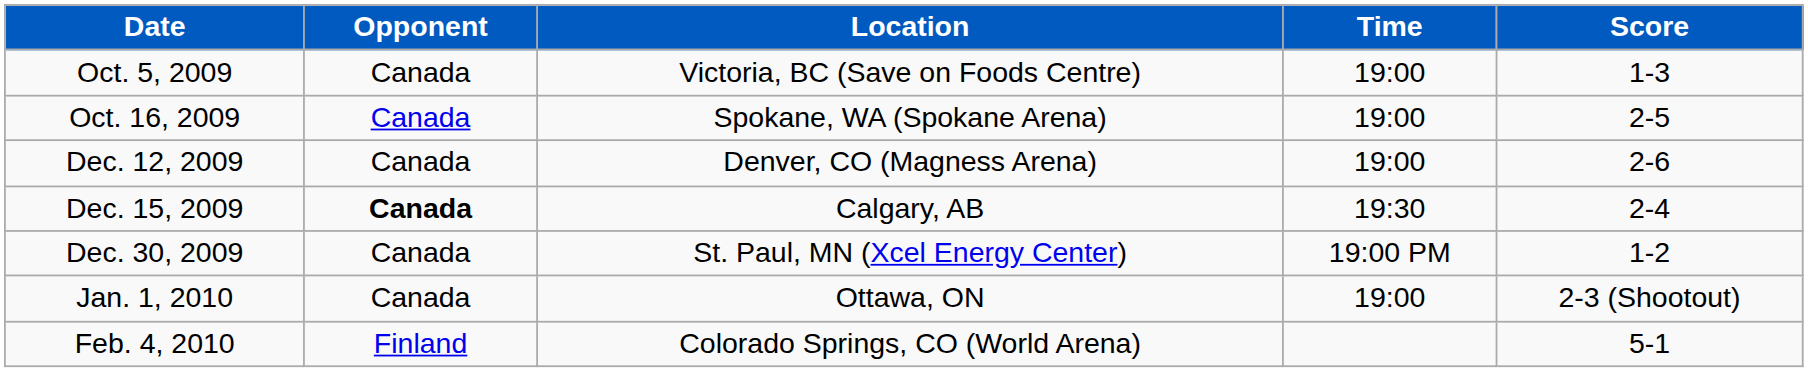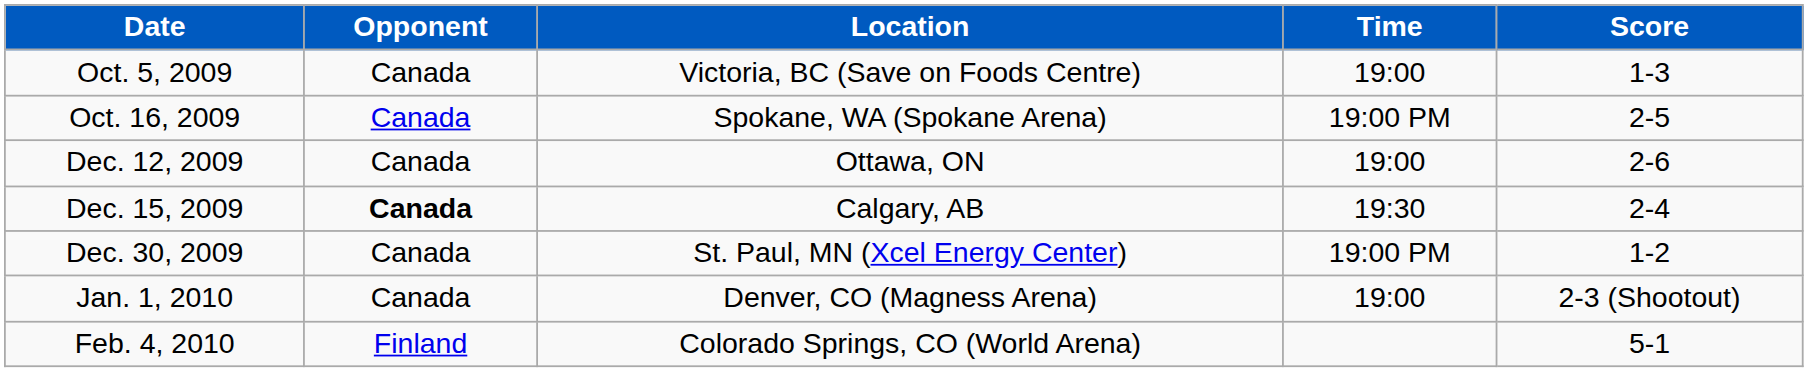(1390, 117) 19:00 -> (1390, 117) 19:00 PM
(910, 162) Denver, CO (Magness Arena) -> (910, 162) Ottawa, ON
(910, 298) Ottawa, ON -> (910, 298) Denver, CO (Magness Arena)
